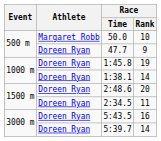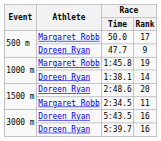(145, 37) 10 -> (145, 37) 17
(64, 63) Doreen Ryan -> (69, 63) Margaret Robb
(64, 103) Doreen Ryan -> (69, 103) Margaret Robb
(145, 129) 14 -> (145, 129) 16
